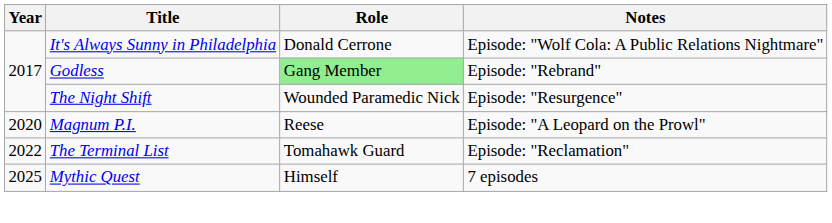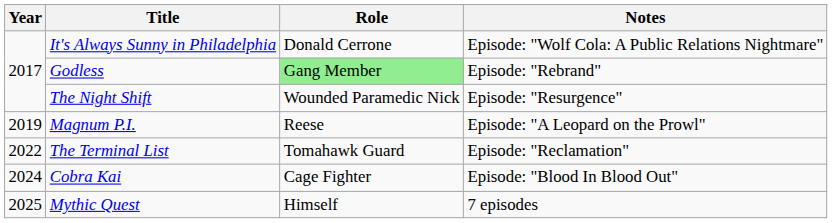(25, 124) 2020 -> (25, 124) 2019
+ row: (85, 177)
